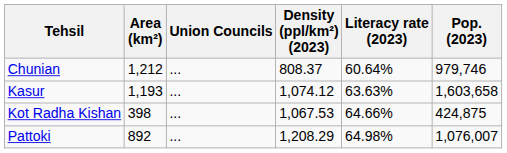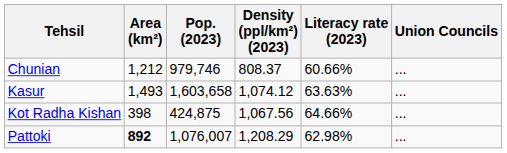columns swapped: (467, 31) <-> (221, 31)
(369, 69) 60.64% -> (328, 69) 60.66%
(145, 92) 1,193 -> (145, 92) 1,493
(307, 114) 1,067.53 -> (266, 114) 1,067.56
(139, 136) normal -> (139, 136) bold
(369, 136) 64.98% -> (328, 136) 62.98%
